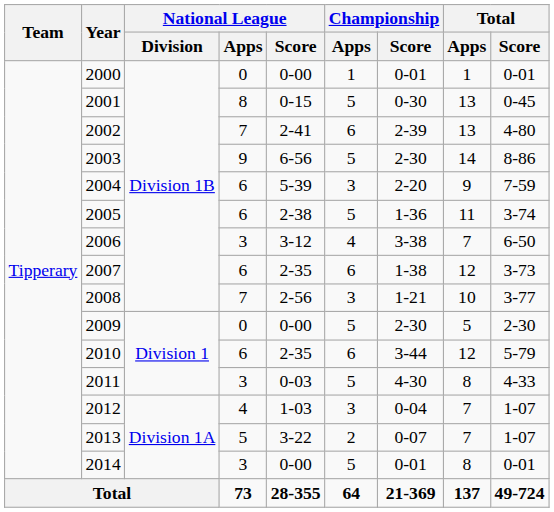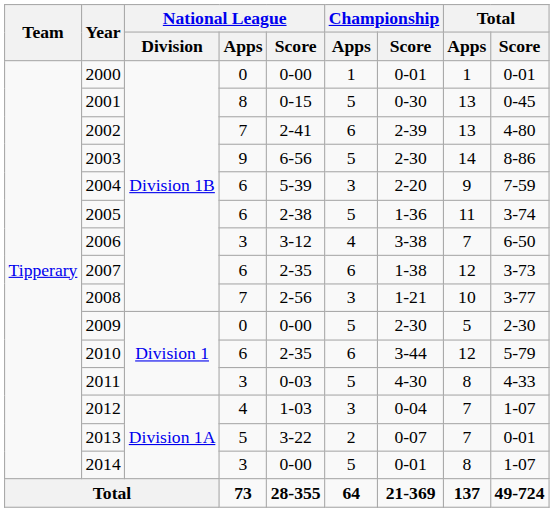(520, 437) 1-07 -> (520, 437) 0-01
(520, 465) 0-01 -> (520, 465) 1-07
